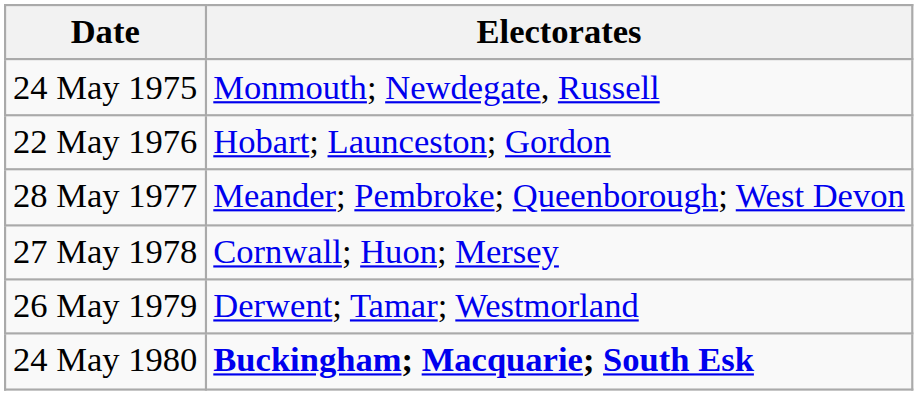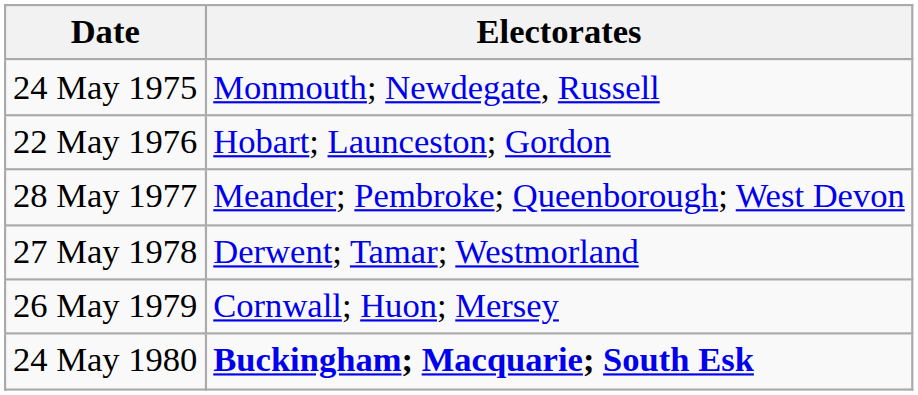(386, 251) Cornwall; Huon; Mersey -> (426, 251) Derwent; Tamar; Westmorland
(426, 305) Derwent; Tamar; Westmorland -> (386, 305) Cornwall; Huon; Mersey
